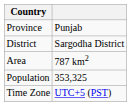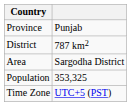(89, 43) Sargodha District -> (72, 45) 787 km2
(72, 60) 787 km2 -> (89, 62) Sargodha District
